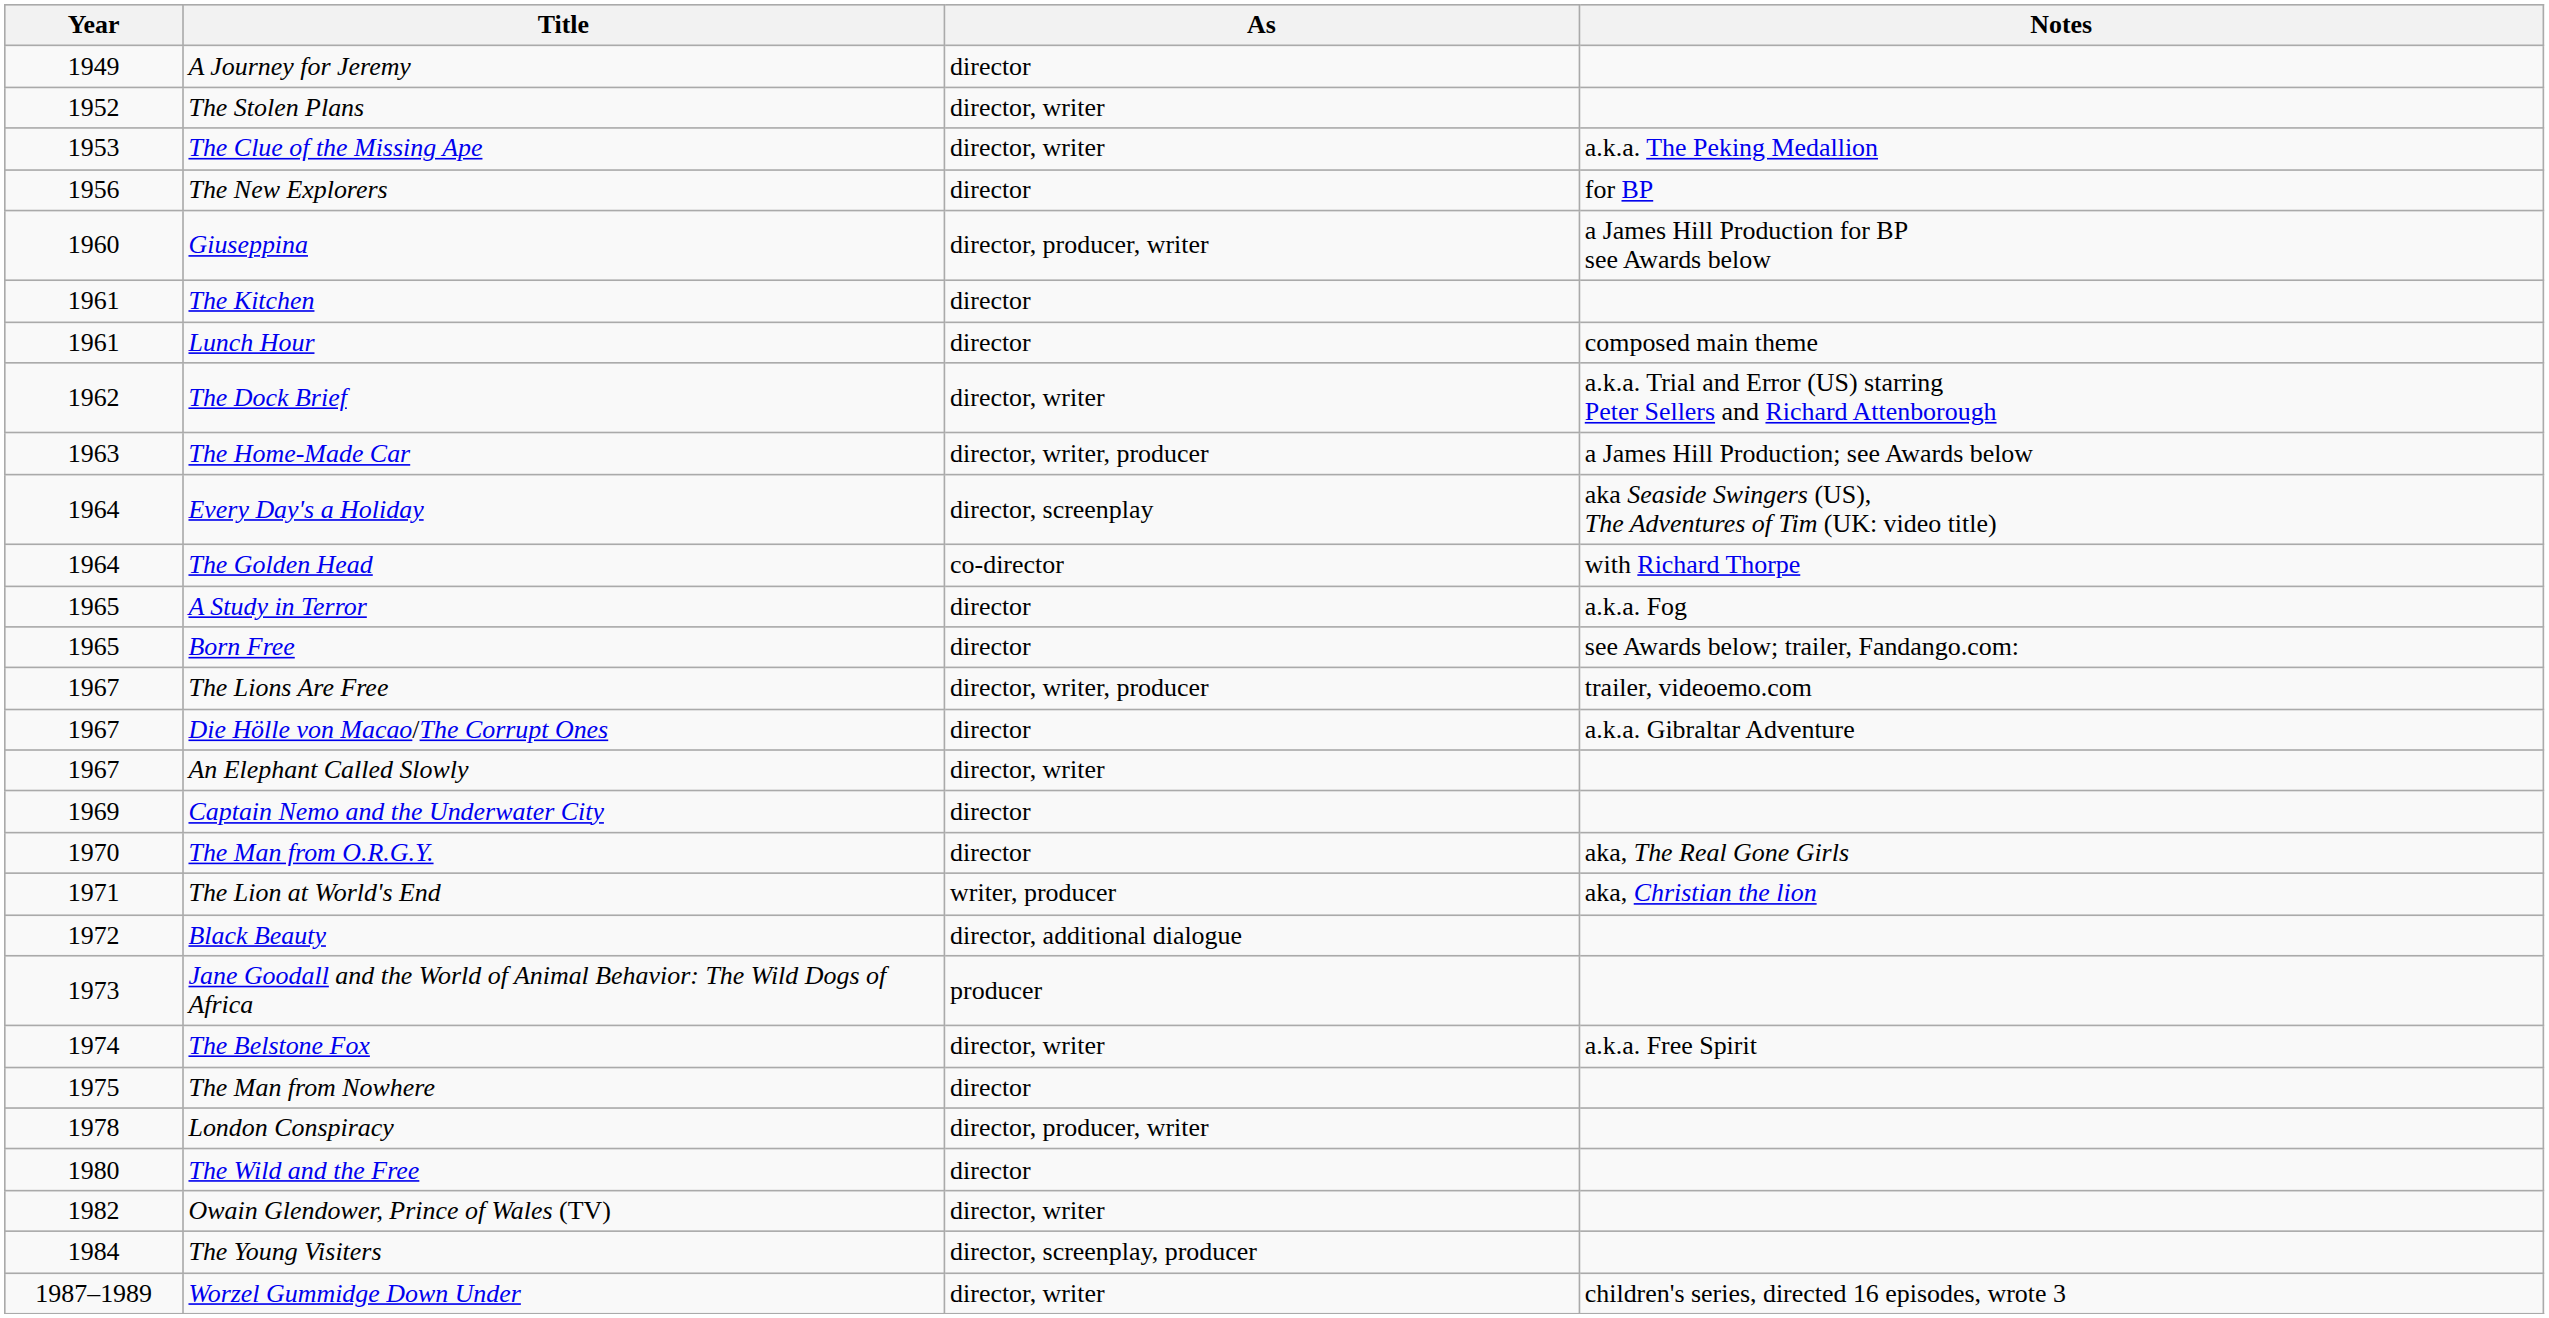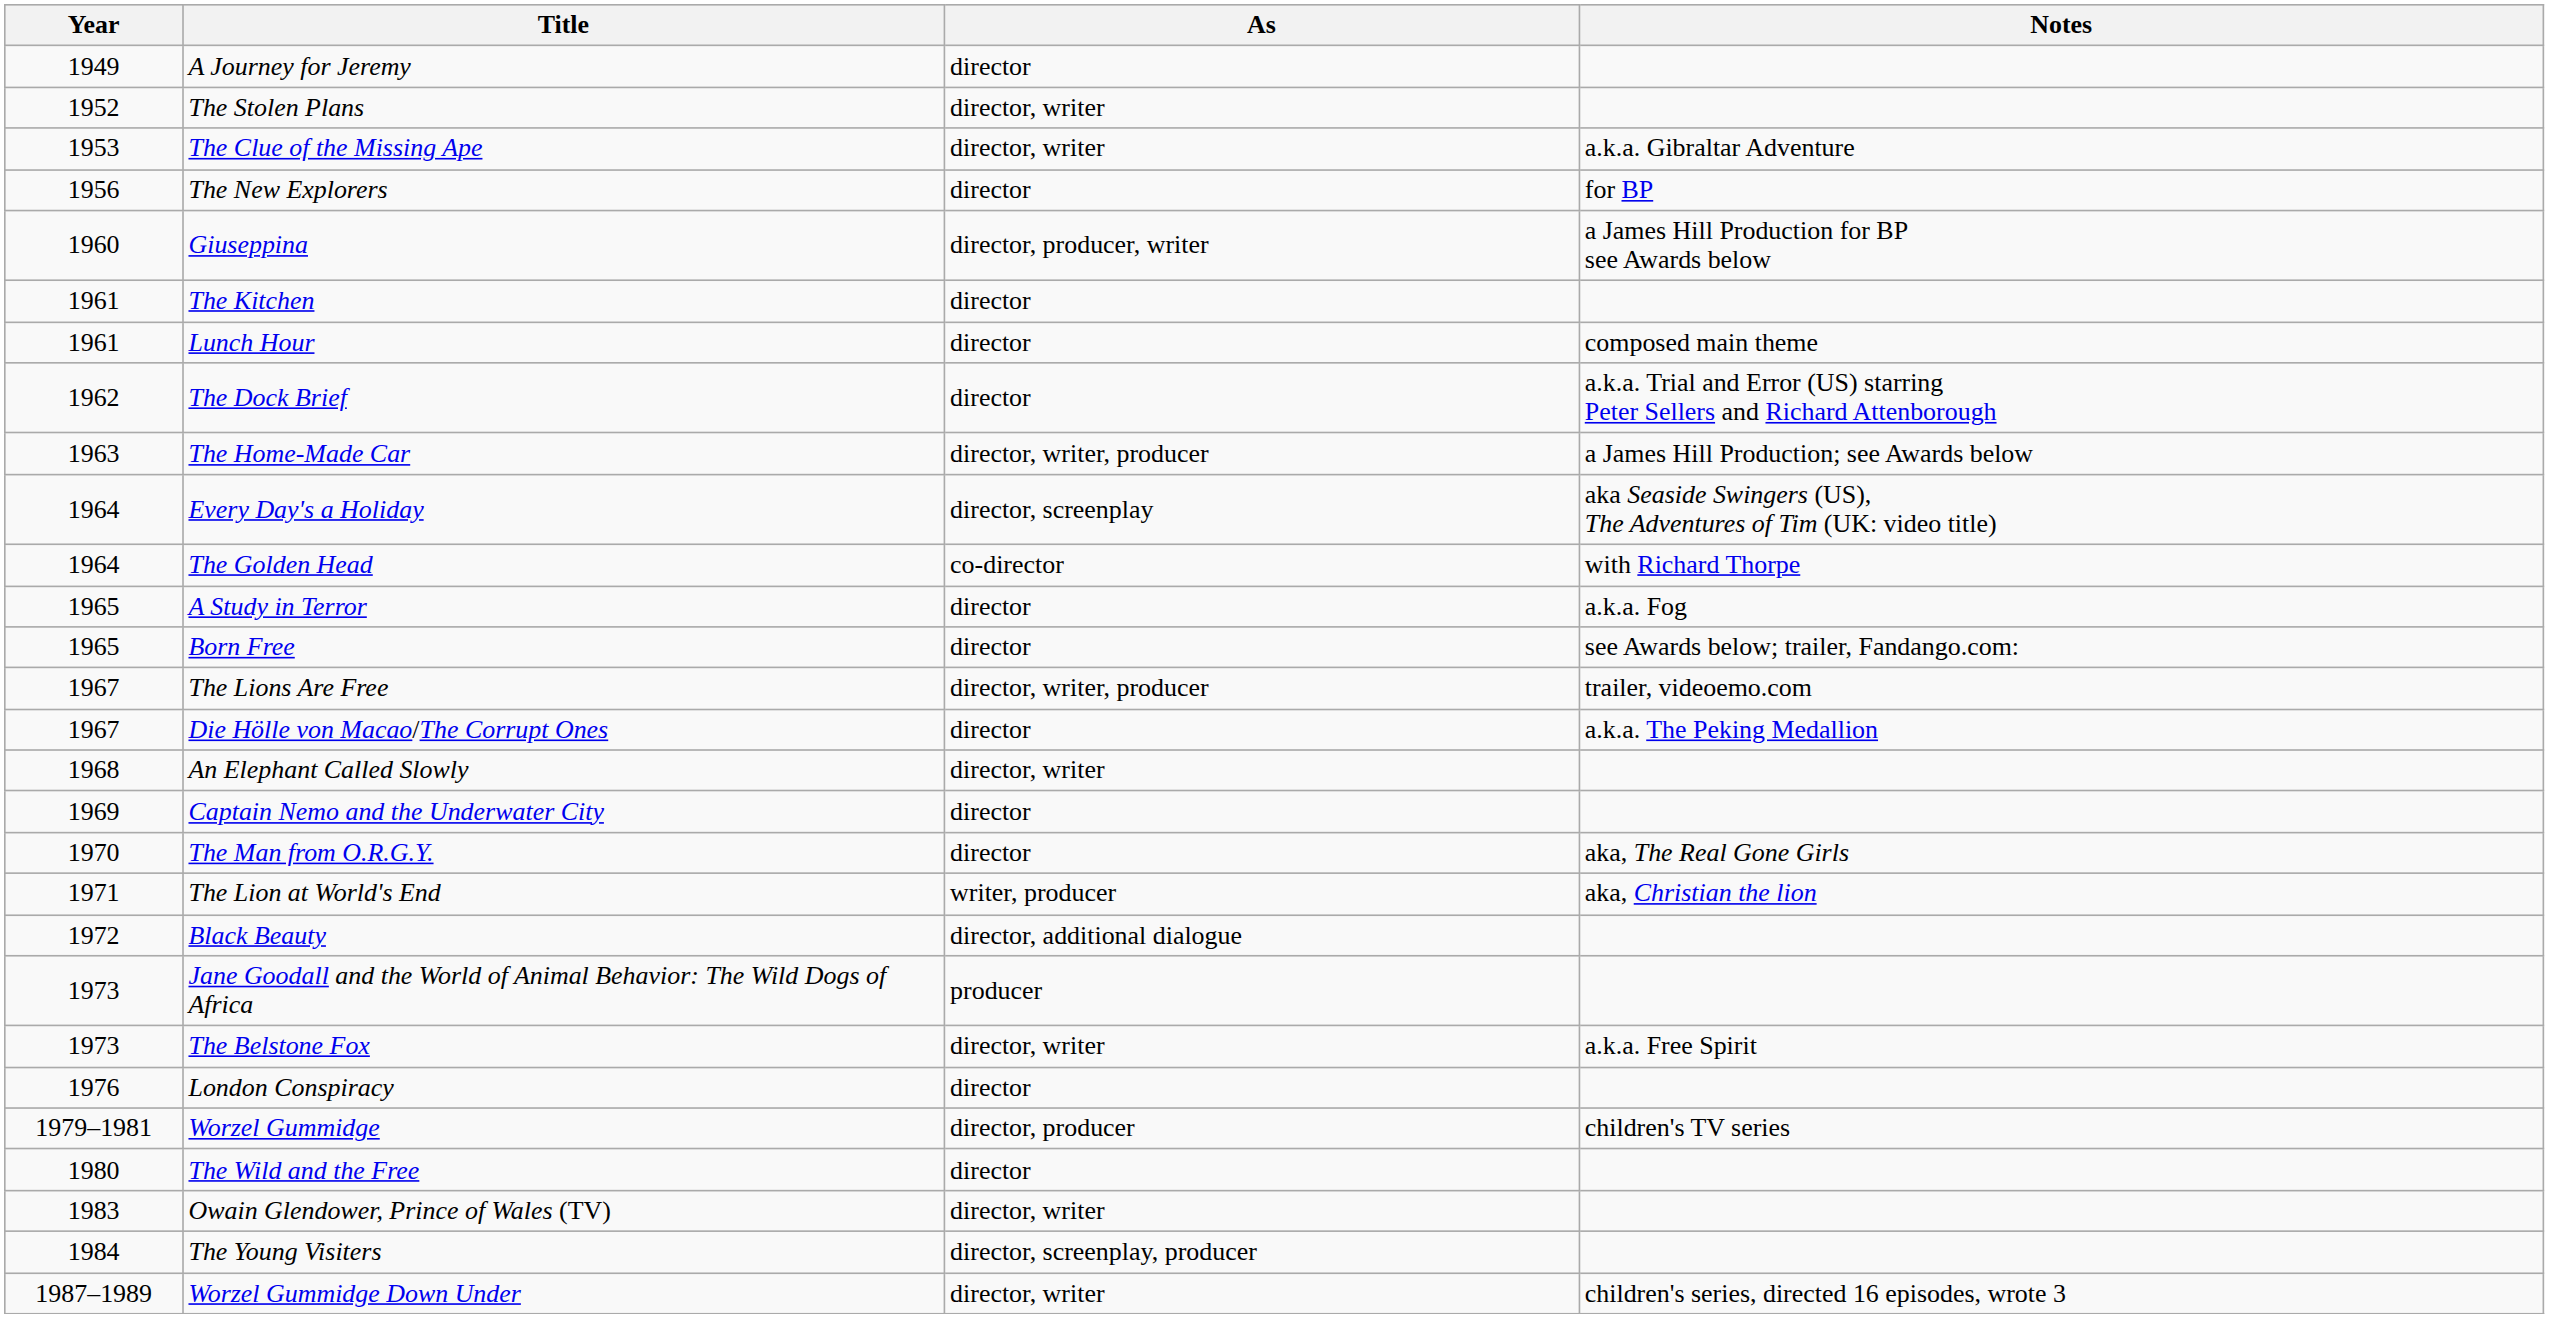(1731, 148) a.k.a. The Peking Medallion -> (1720, 148) a.k.a. Gibraltar Adventure
(1027, 397) director, writer -> (990, 397) director
(1720, 729) a.k.a. Gibraltar Adventure -> (1731, 729) a.k.a. The Peking Medallion
(94, 770) 1967 -> (94, 770) 1968
(94, 1046) 1974 -> (94, 1046) 1973
- row: (312, 1087)
(94, 1128) 1978 -> (94, 1087) 1976
(1079, 1128) director, producer, writer -> (990, 1087) director
+ row: (284, 1128)
(94, 1210) 1982 -> (94, 1210) 1983
